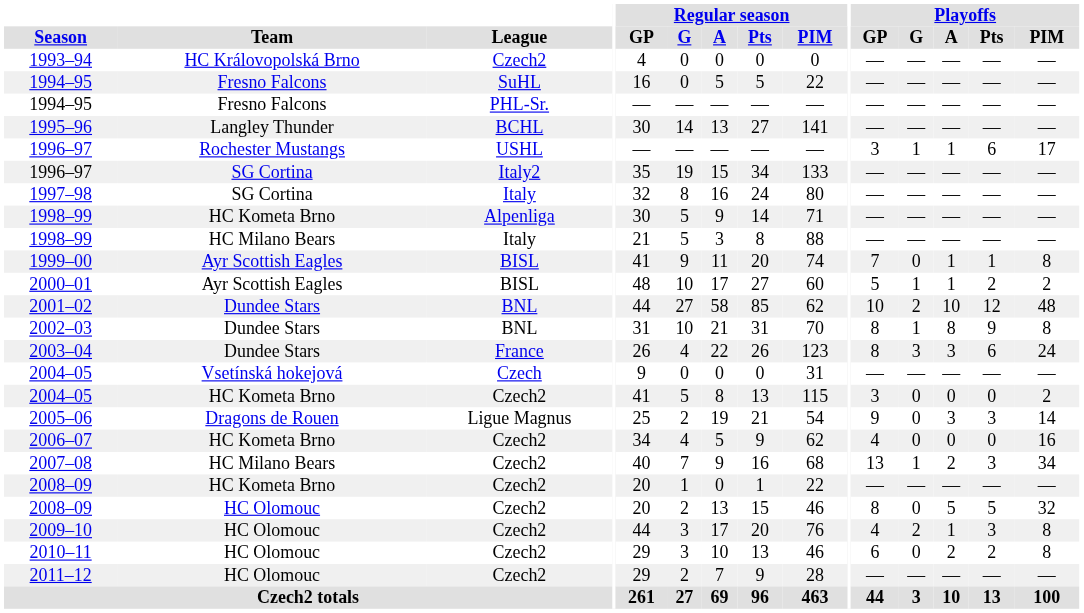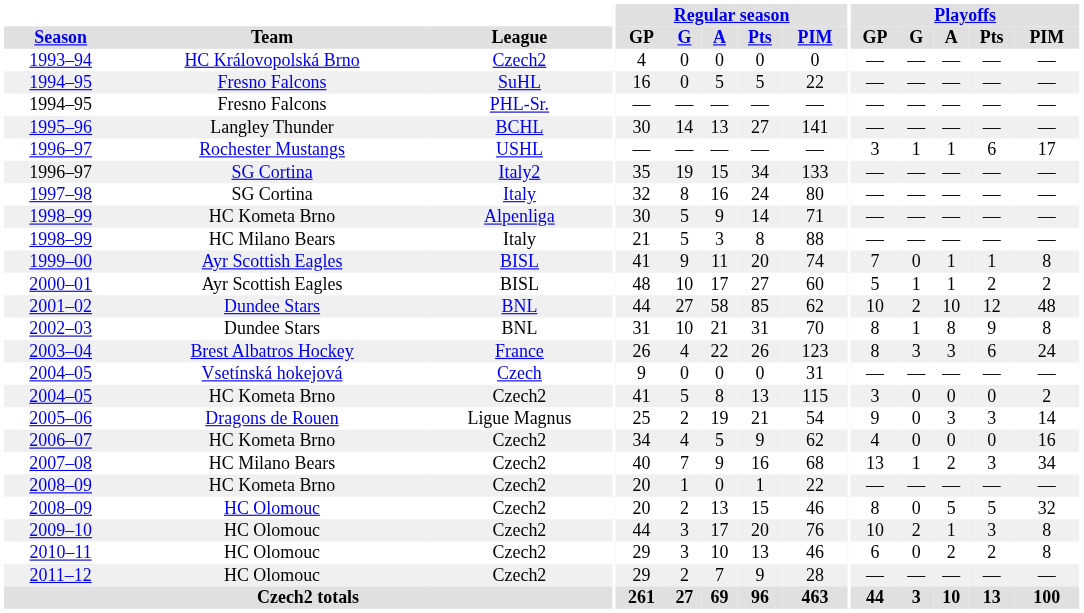(272, 351) Dundee Stars -> (272, 351) Brest Albatros Hockey
(875, 530) 4 -> (875, 530) 10
